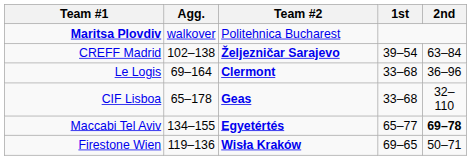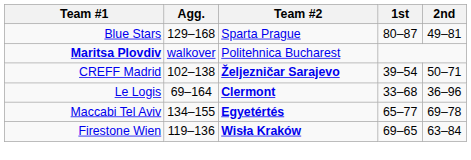+ row: (133, 33)
(444, 53) 63–84 -> (444, 72) 50–71
- row: (131, 99)
(444, 125) bold -> (444, 111) normal
(444, 145) 50–71 -> (444, 131) 63–84
